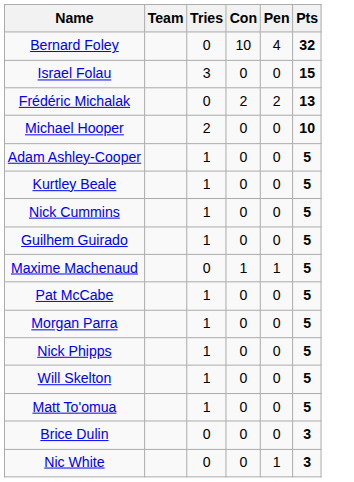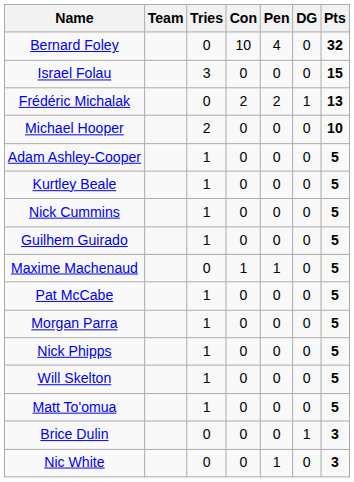+ column: (307, 18)
